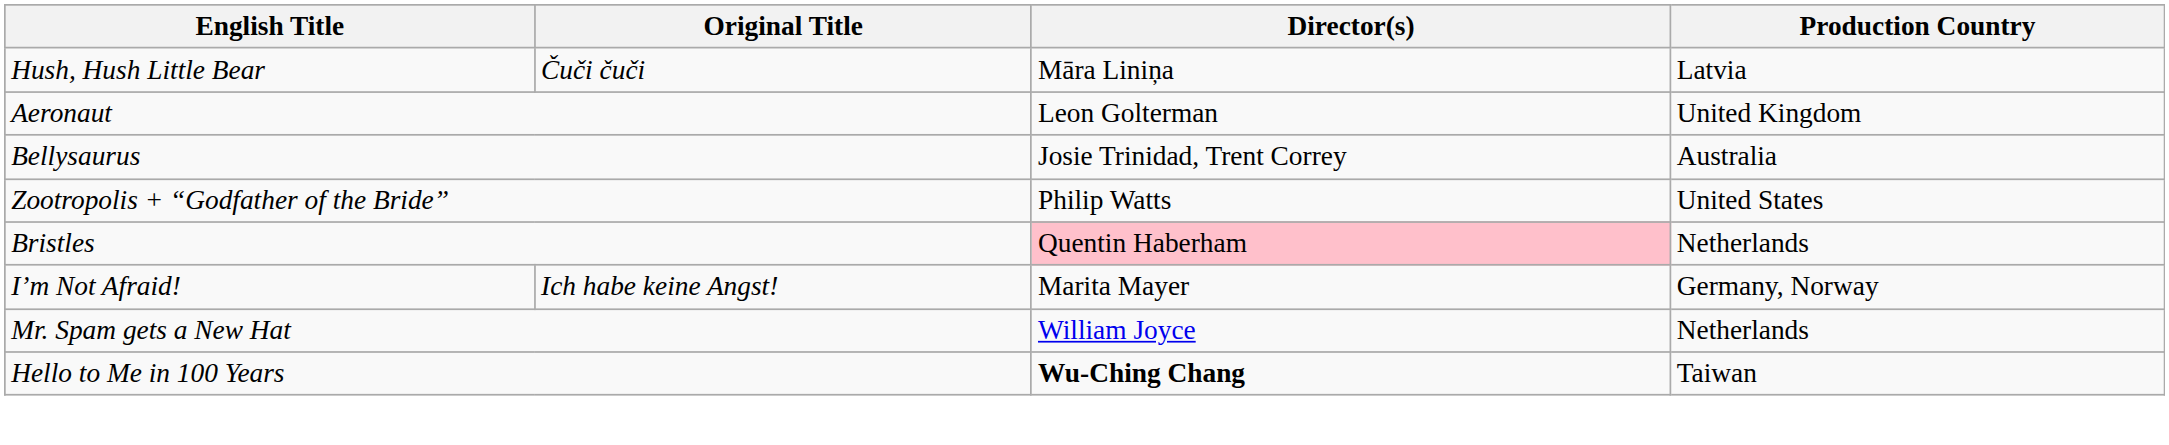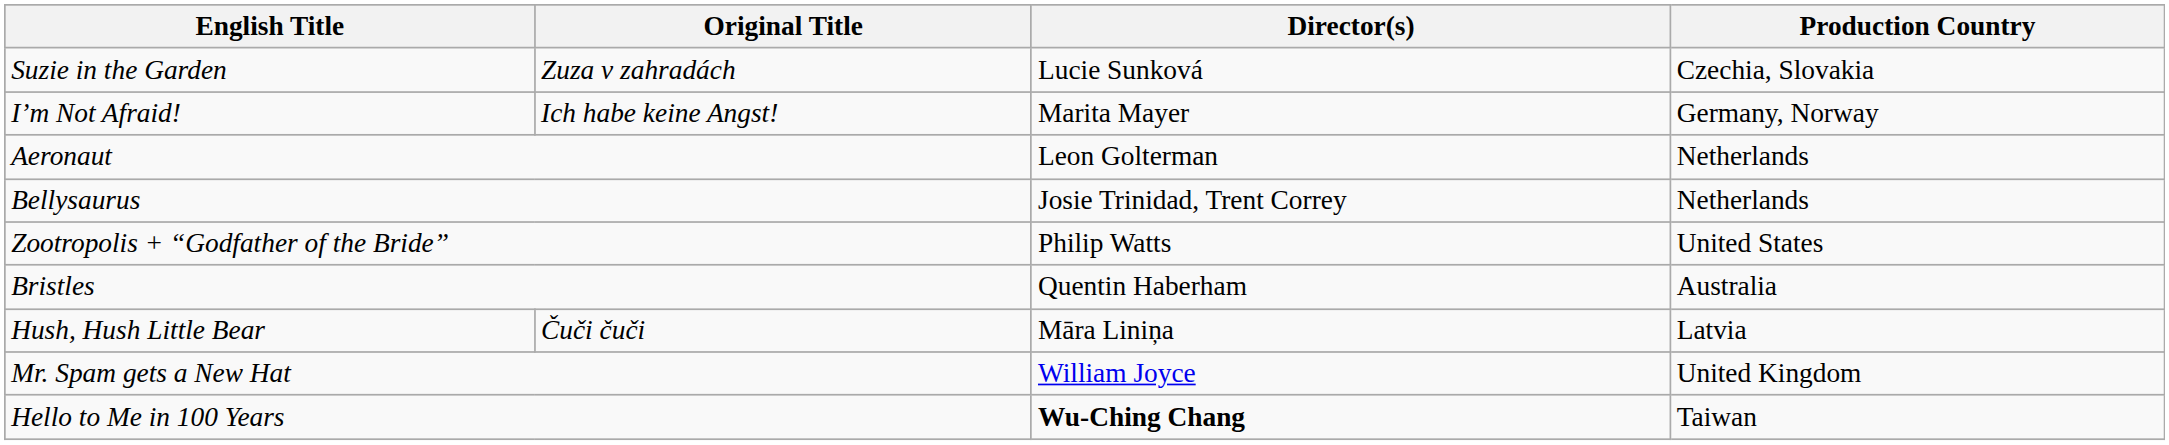+ row: (119, 69)
rows swapped: (96, 286) <-> (138, 69)
(1769, 112) United Kingdom -> (1743, 156) Netherlands
(1727, 156) Australia -> (1743, 199) Netherlands
(1142, 243) pink background -> (1142, 286) no background
(1743, 243) Netherlands -> (1727, 286) Australia
(1743, 329) Netherlands -> (1769, 373) United Kingdom
